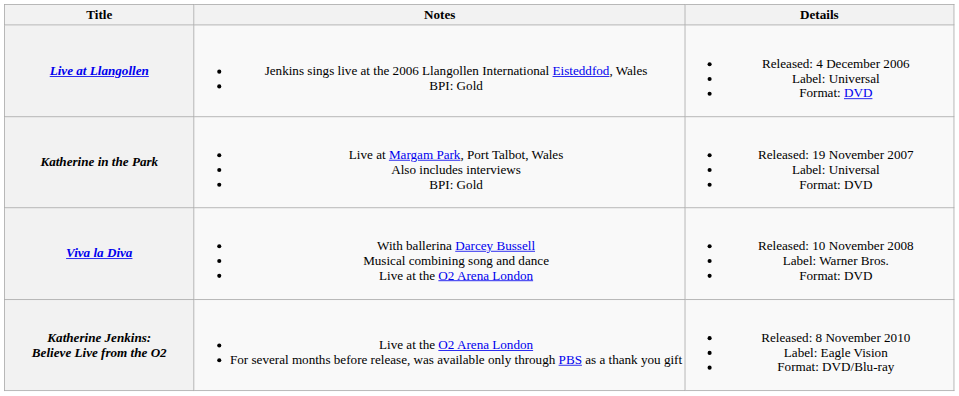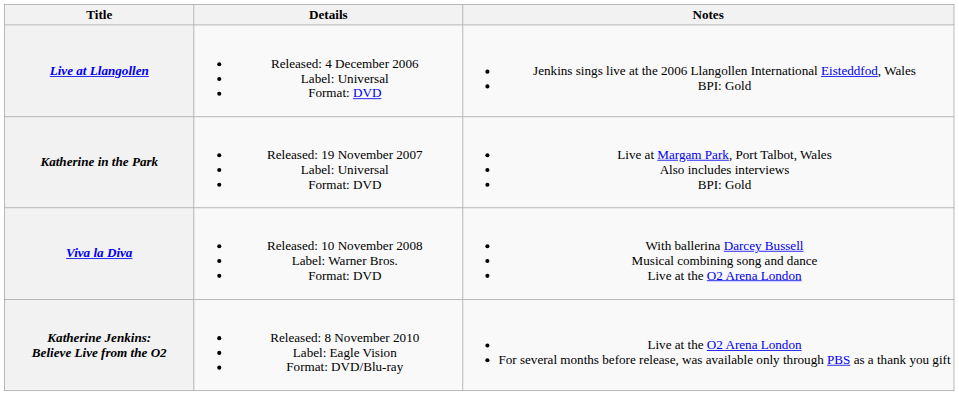columns swapped: (819, 14) <-> (440, 14)
